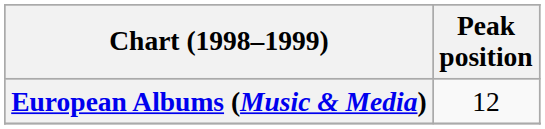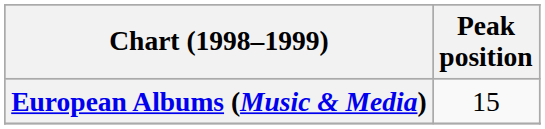(486, 100) 12 -> (486, 100) 15
